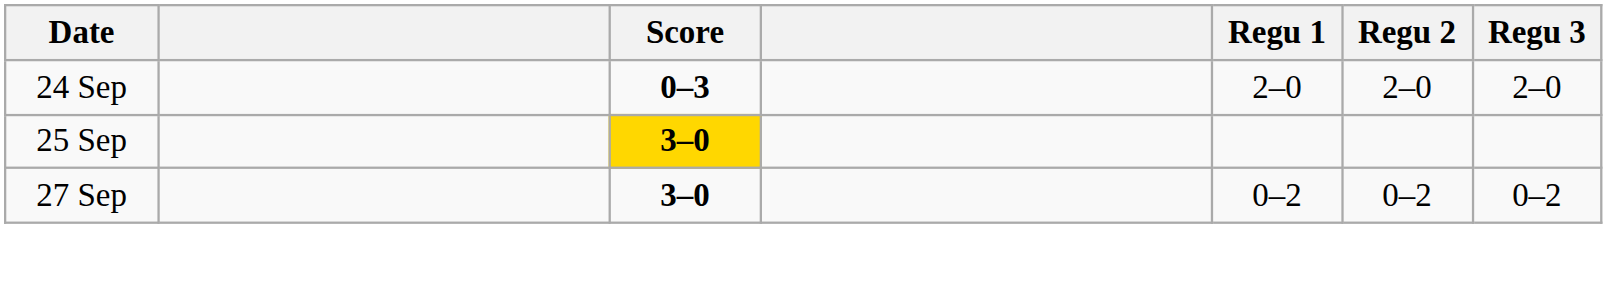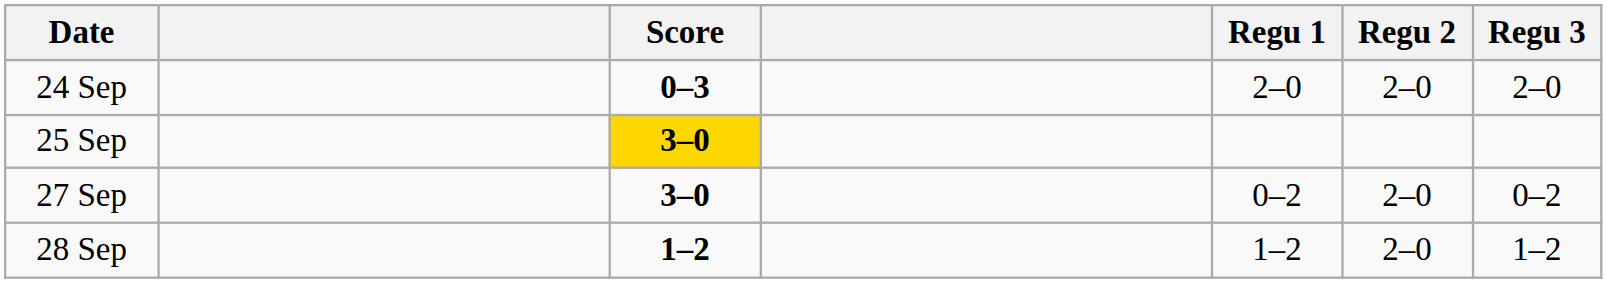(1407, 195) 0–2 -> (1407, 195) 2–0
+ row: (82, 249)
